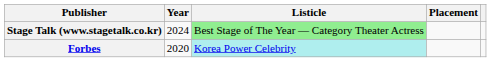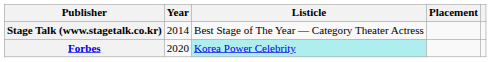(178, 30) 2024 -> (178, 30) 2014
(309, 30) lightgreen background -> (309, 30) no background
